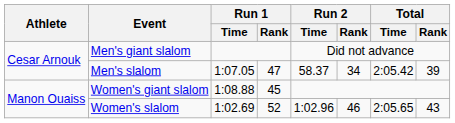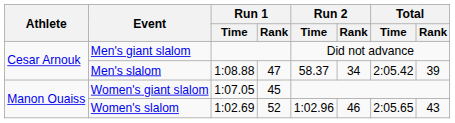(234, 71) 1:07.05 -> (234, 71) 1:08.88
(234, 90) 1:08.88 -> (234, 90) 1:07.05
